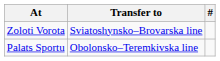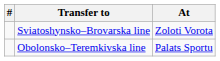columns swapped: (210, 13) <-> (36, 13)
